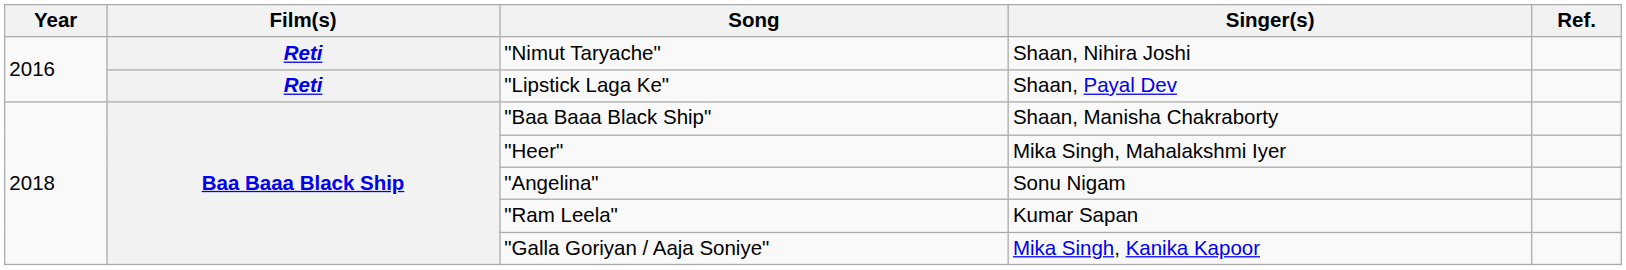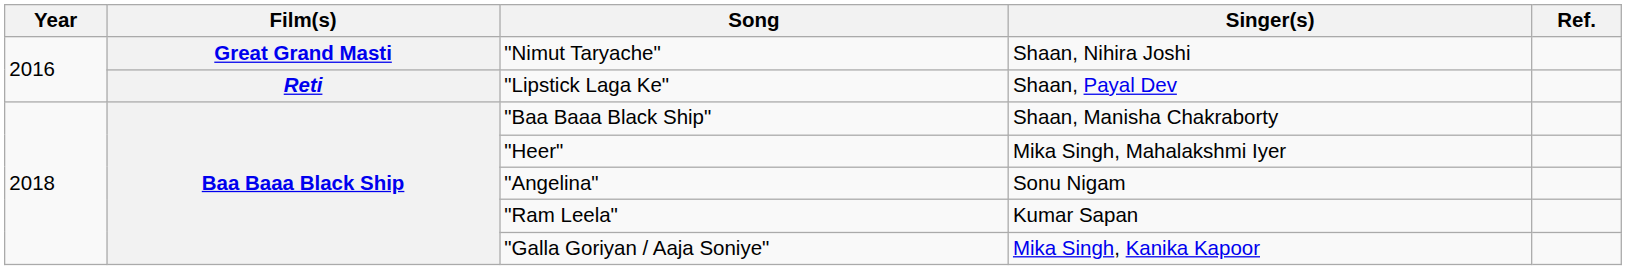(303, 53) Reti -> (303, 53) Great Grand Masti
